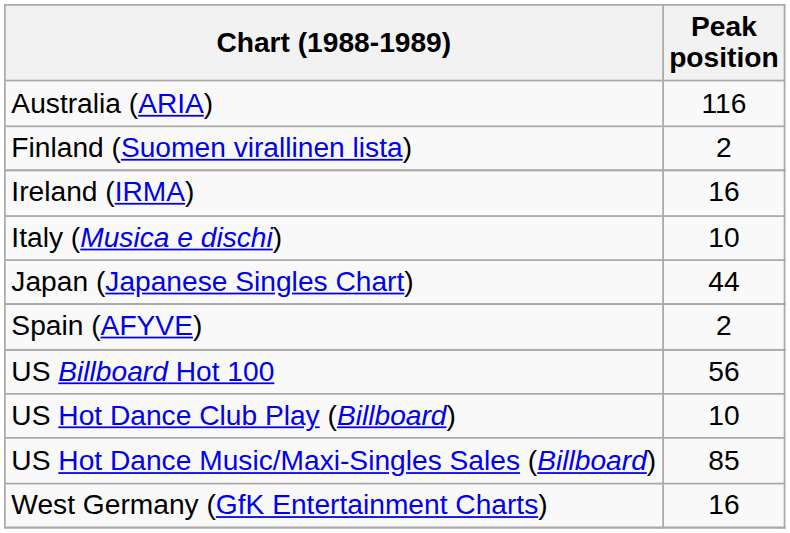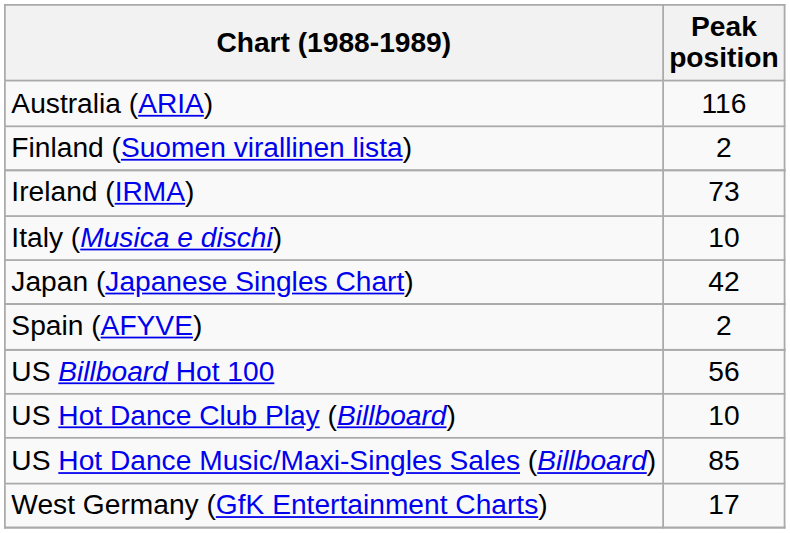(724, 192) 16 -> (724, 192) 73
(724, 281) 44 -> (724, 281) 42
(724, 505) 16 -> (724, 505) 17
